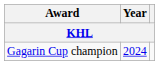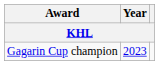(135, 51) 2024 -> (135, 51) 2023
